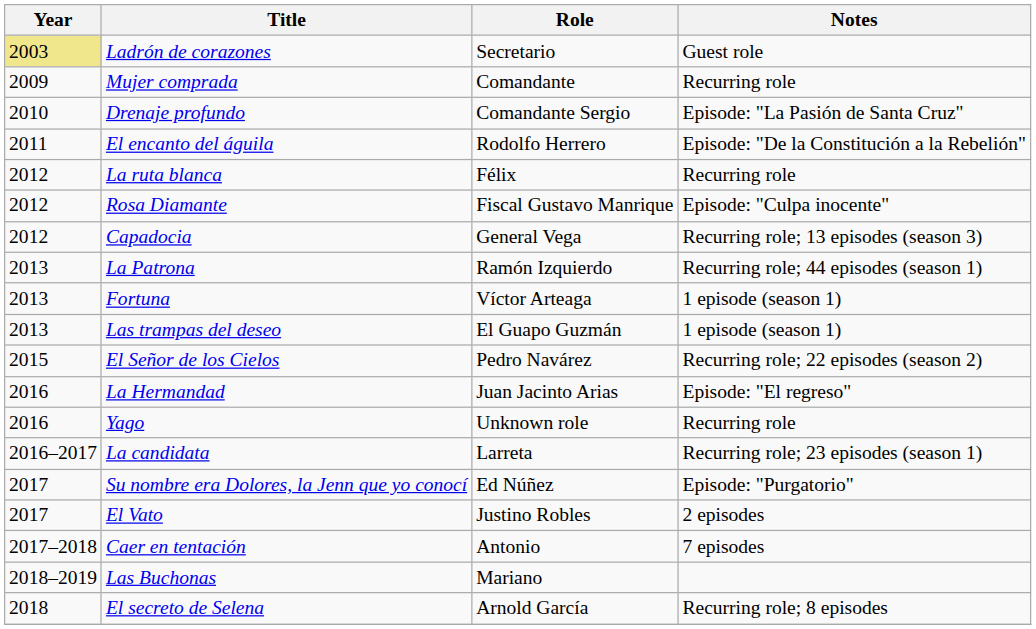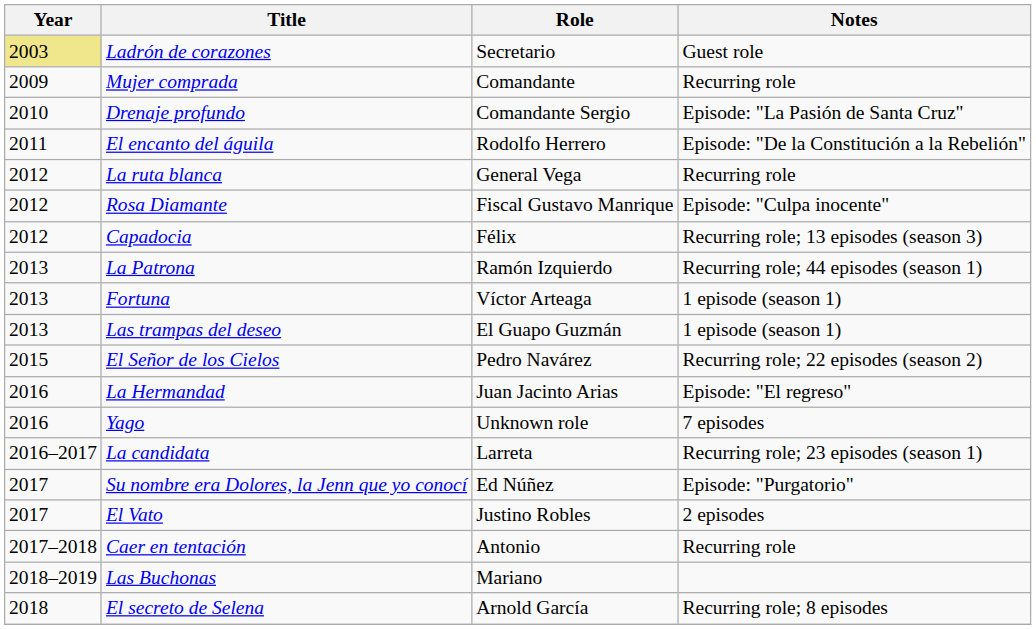(496, 174) Félix -> (529, 174) General Vega
(529, 236) General Vega -> (496, 236) Félix
(739, 422) Recurring role -> (723, 422) 7 episodes
(723, 546) 7 episodes -> (739, 546) Recurring role
